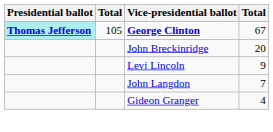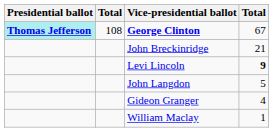(114, 30) 105 -> (114, 30) 108
(260, 48) 20 -> (260, 48) 21
(263, 65) normal -> (263, 65) bold
(263, 83) 7 -> (263, 83) 5
+ row: (163, 118)
